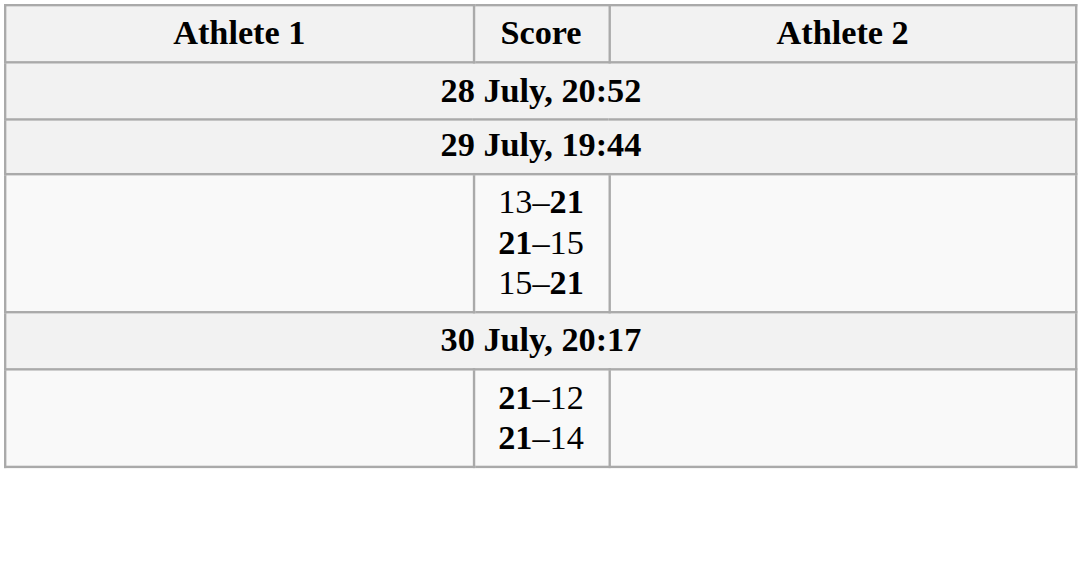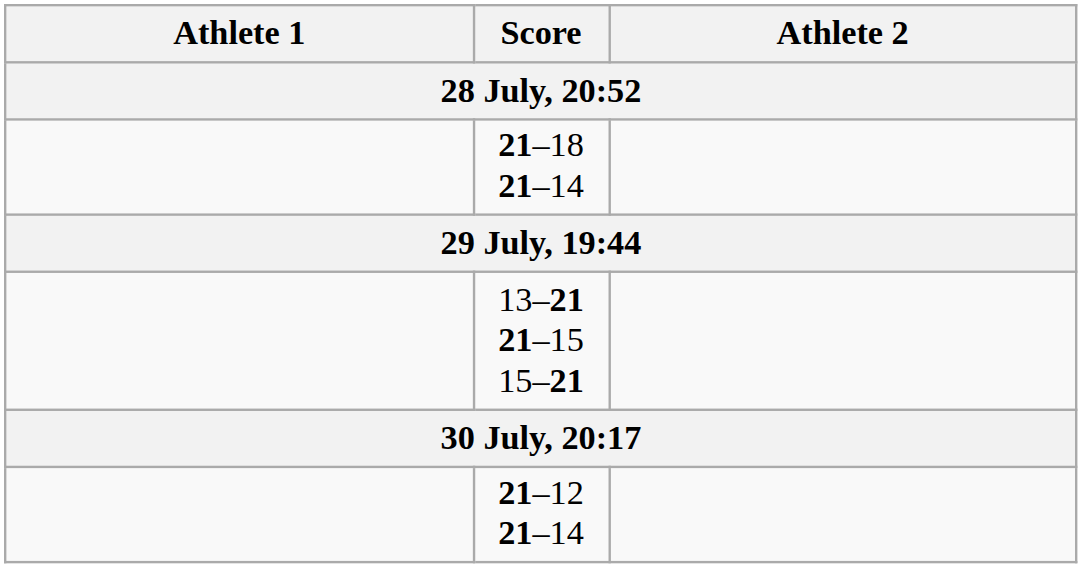+ row: (541, 166)
